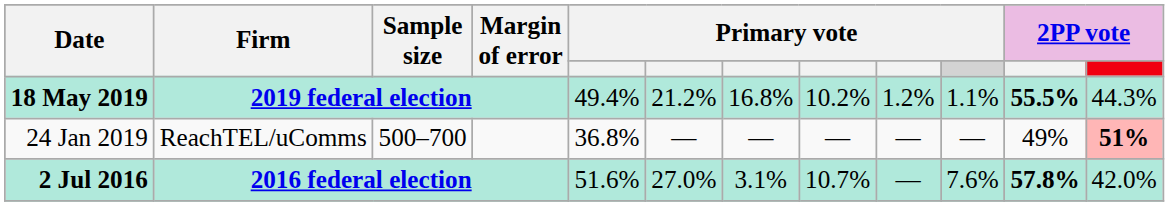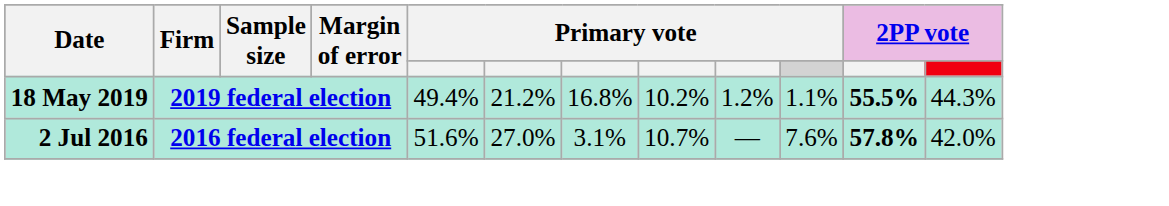- row: (87, 138)
